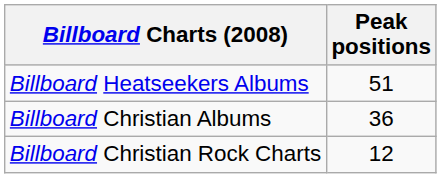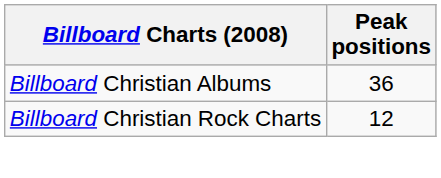- row: (159, 82)
